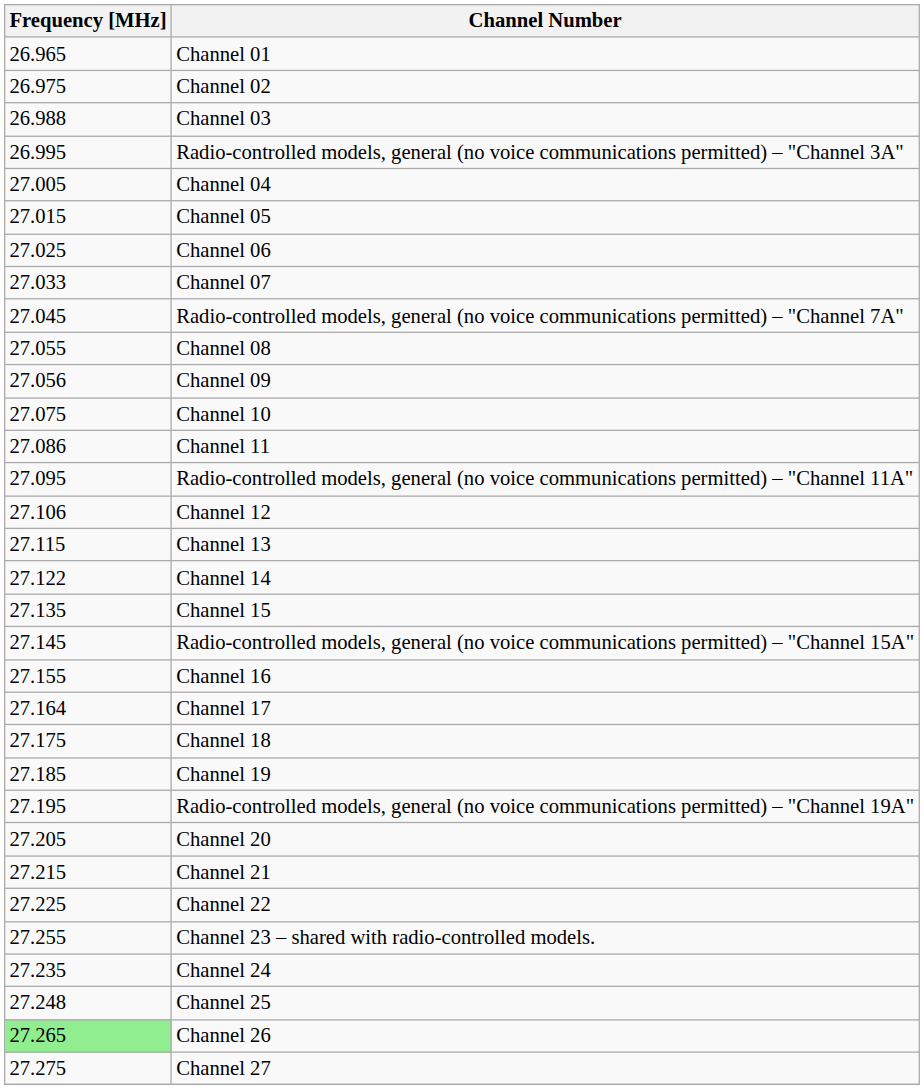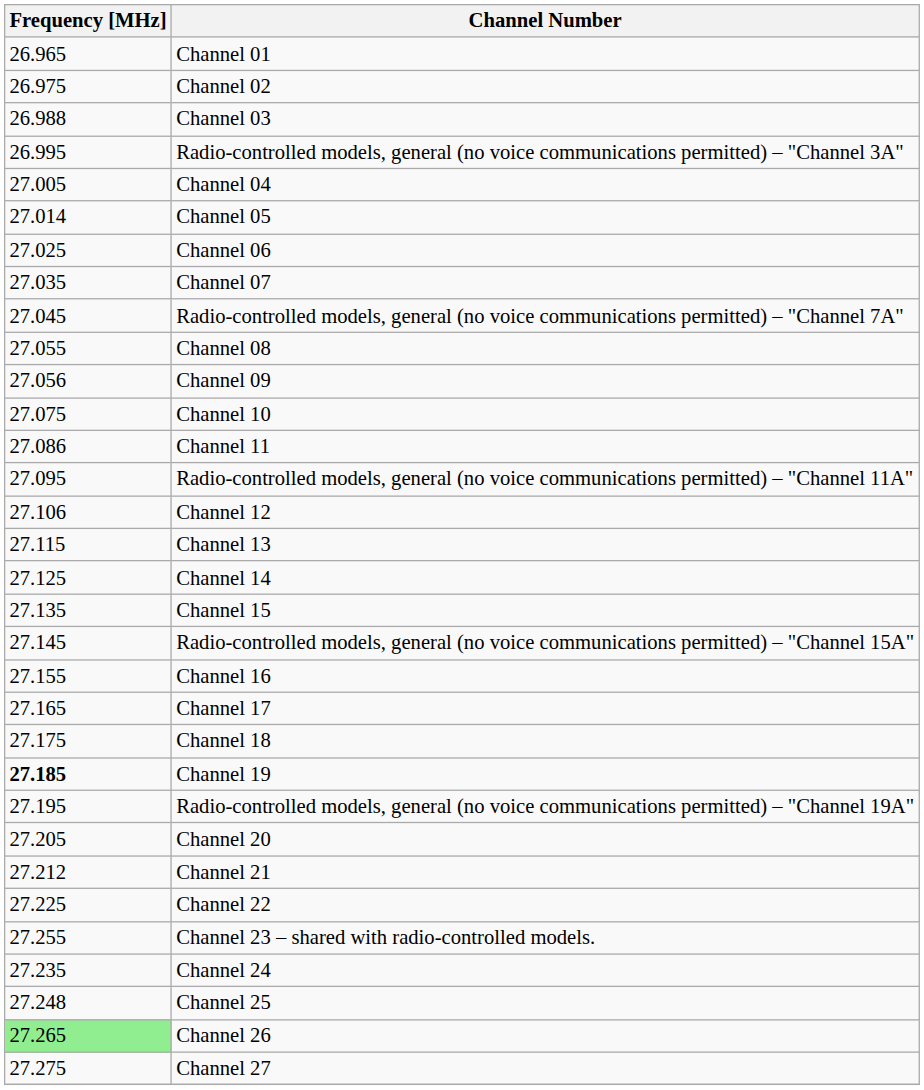(38, 217) 27.015 -> (38, 217) 27.014
(38, 282) 27.033 -> (38, 282) 27.035
(38, 577) 27.122 -> (38, 577) 27.125
(38, 708) 27.164 -> (38, 708) 27.165
(38, 773) normal -> (38, 773) bold
(38, 871) 27.215 -> (38, 871) 27.212
